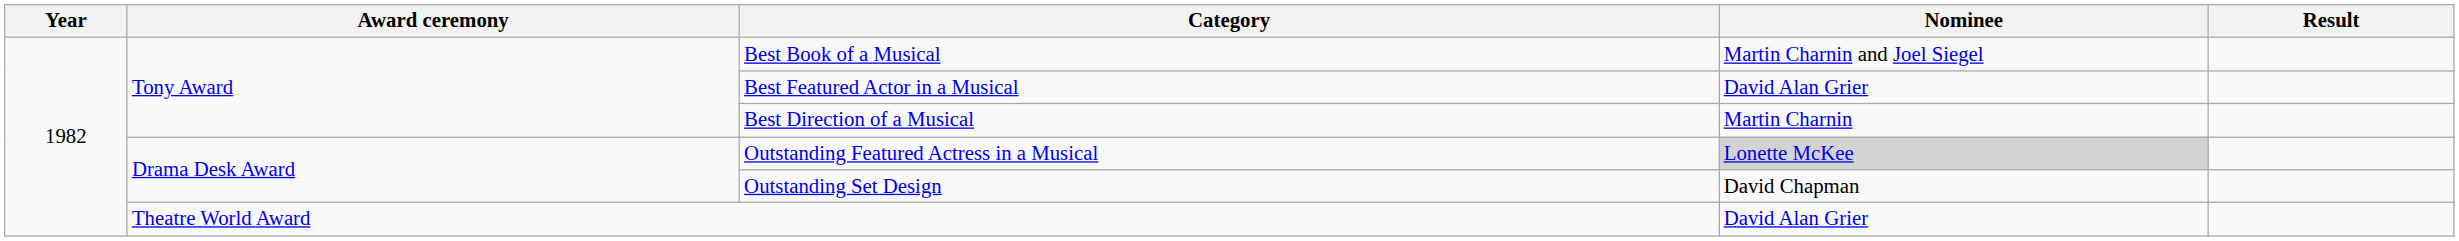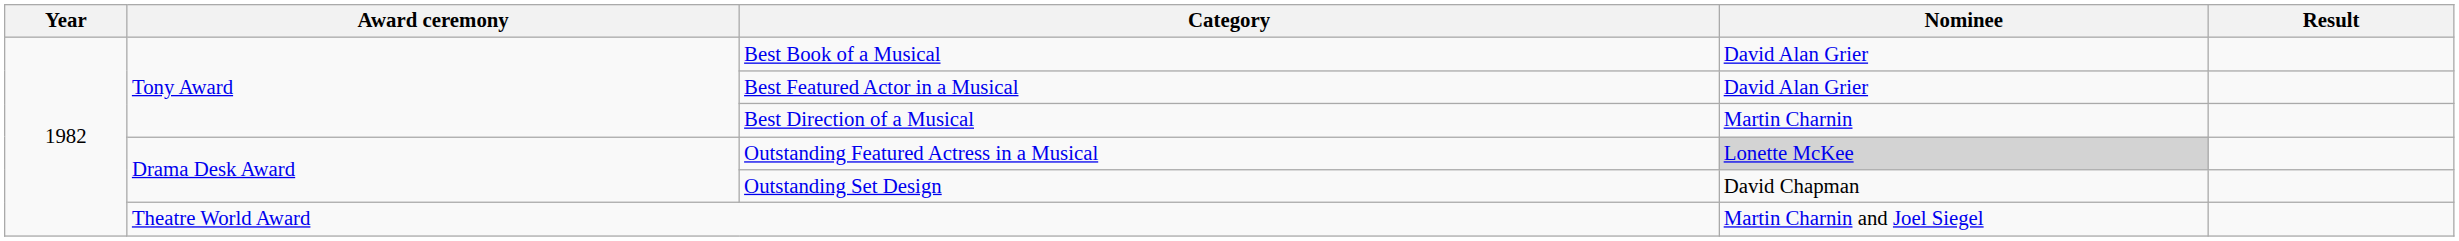(1854, 53) Martin Charnin and Joel Siegel -> (1796, 53) David Alan Grier
(1796, 218) David Alan Grier -> (1854, 218) Martin Charnin and Joel Siegel
